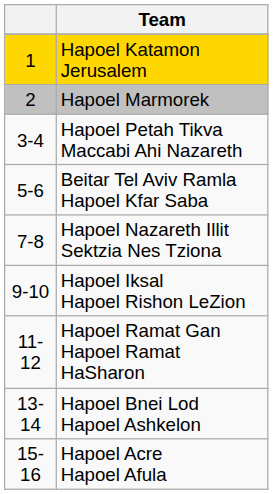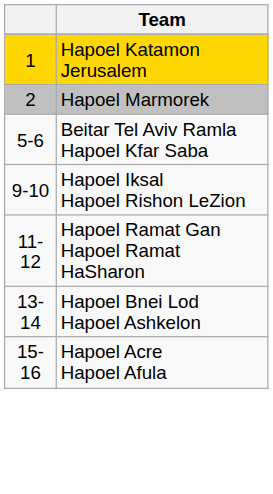- row: (152, 140)
- row: (145, 241)
